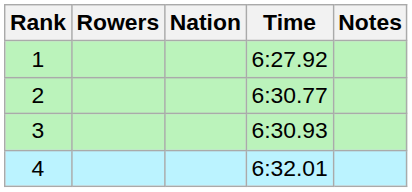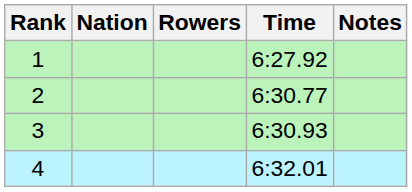columns swapped: (118, 22) <-> (205, 22)
